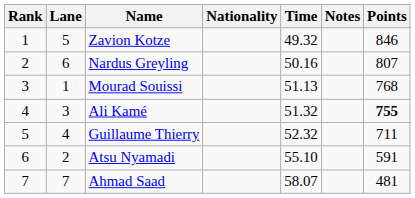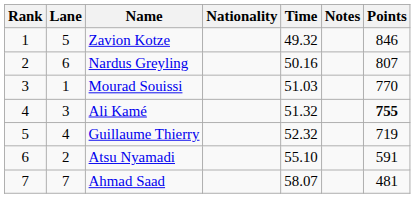(301, 87) 51.13 -> (301, 87) 51.03
(387, 87) 768 -> (387, 87) 770
(387, 134) 711 -> (387, 134) 719
